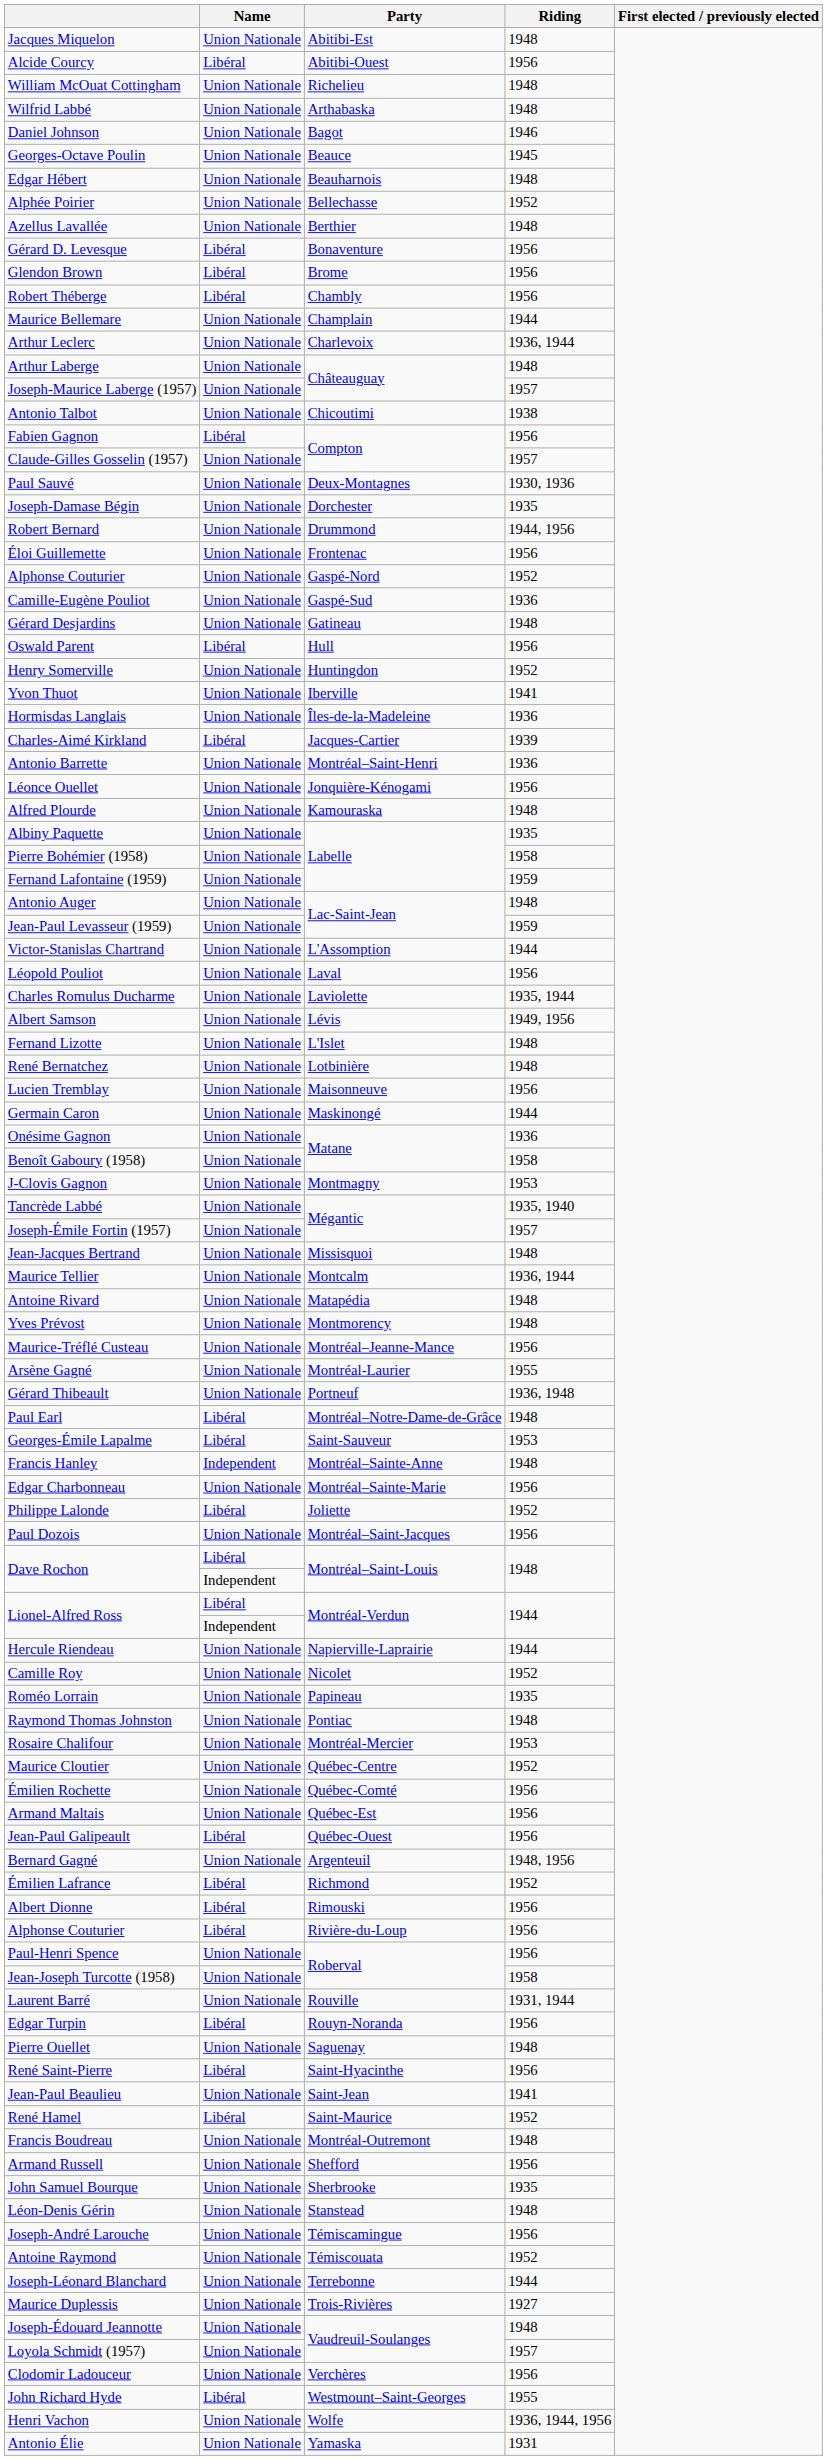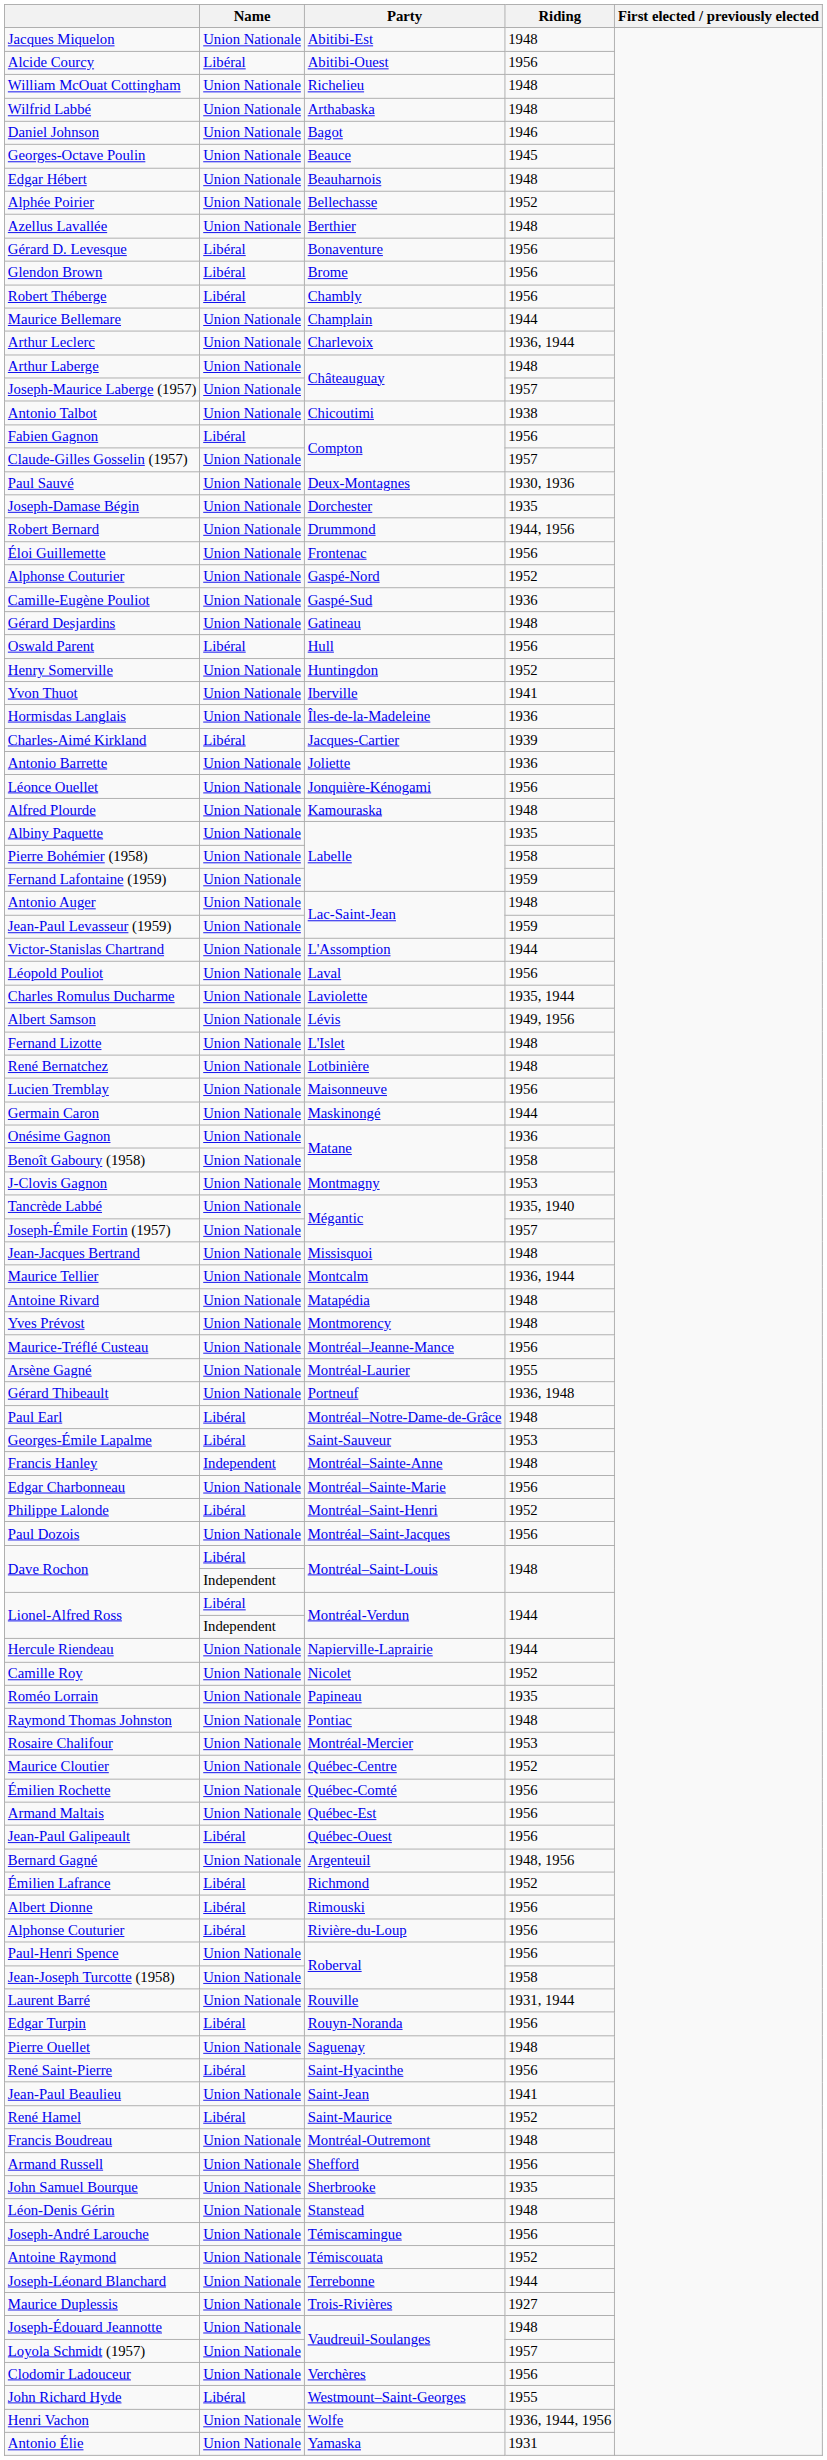(373, 763) Montréal–Saint-Henri -> (329, 763) Joliette
(329, 1510) Joliette -> (373, 1510) Montréal–Saint-Henri
